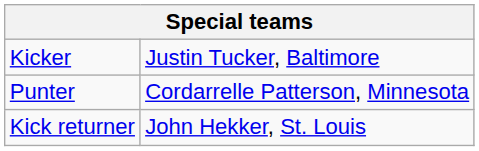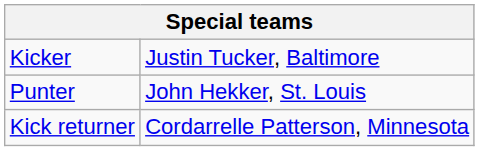(307, 92) Cordarrelle Patterson, Minnesota -> (256, 92) John Hekker, St. Louis
(256, 127) John Hekker, St. Louis -> (307, 127) Cordarrelle Patterson, Minnesota
